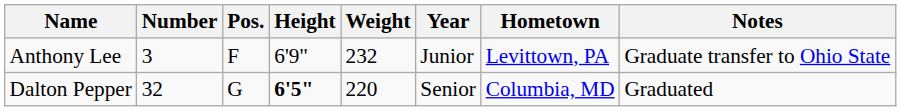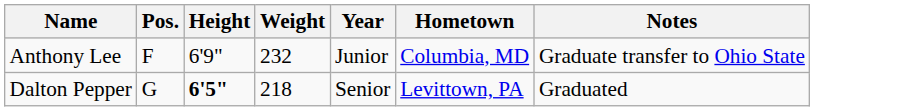- column: (180, 21)
(547, 55) Levittown, PA -> (465, 55) Columbia, MD
(361, 88) 220 -> (276, 88) 218
(550, 88) Columbia, MD -> (462, 88) Levittown, PA
